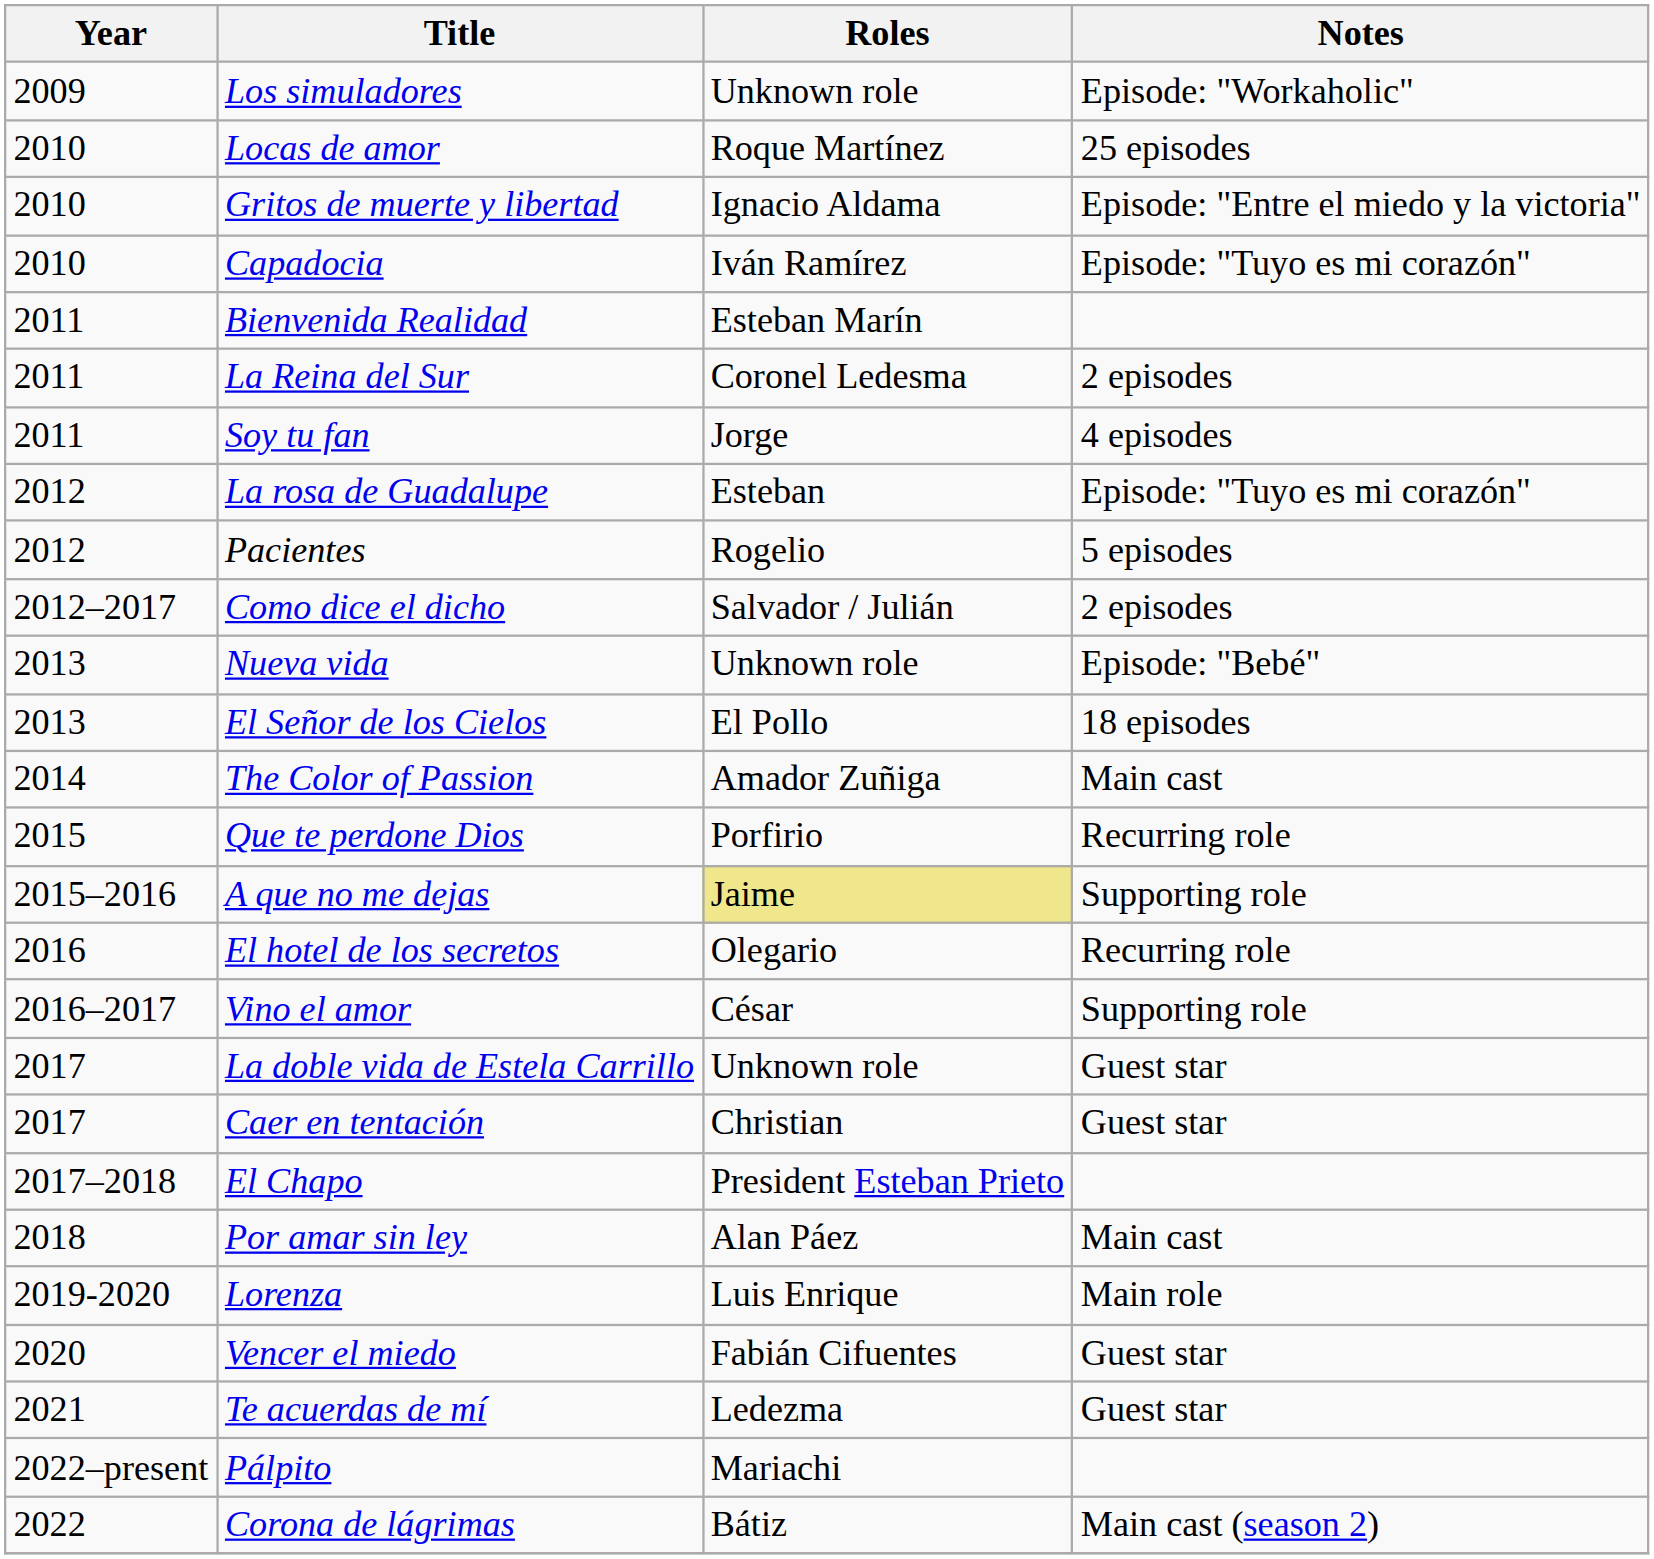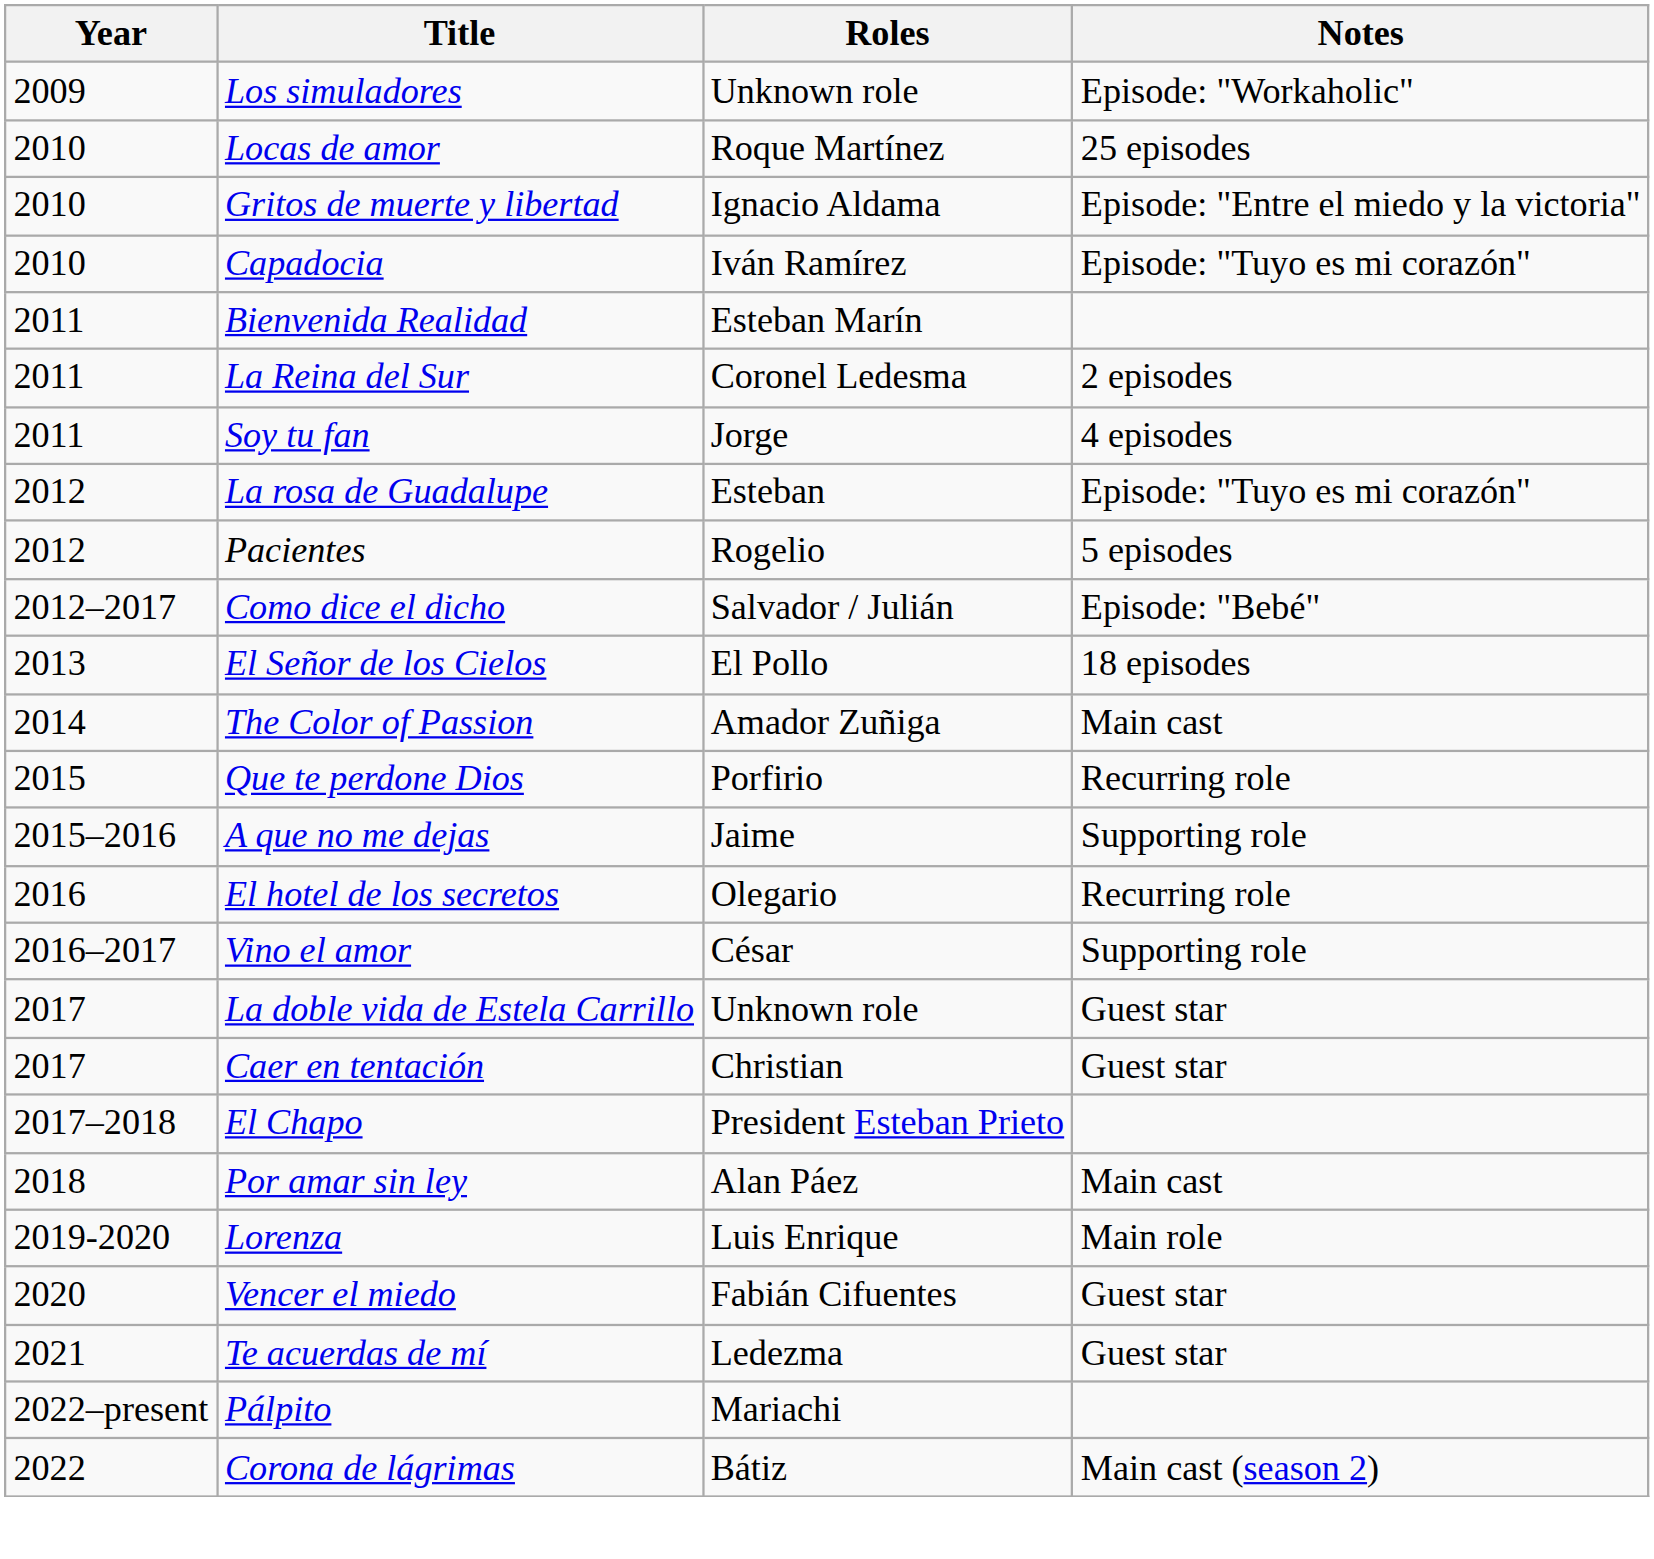(1157, 606) 2 episodes -> (1201, 606) Episode: "Bebé"
- row: (307, 663)
(753, 893) khaki background -> (753, 836) no background
